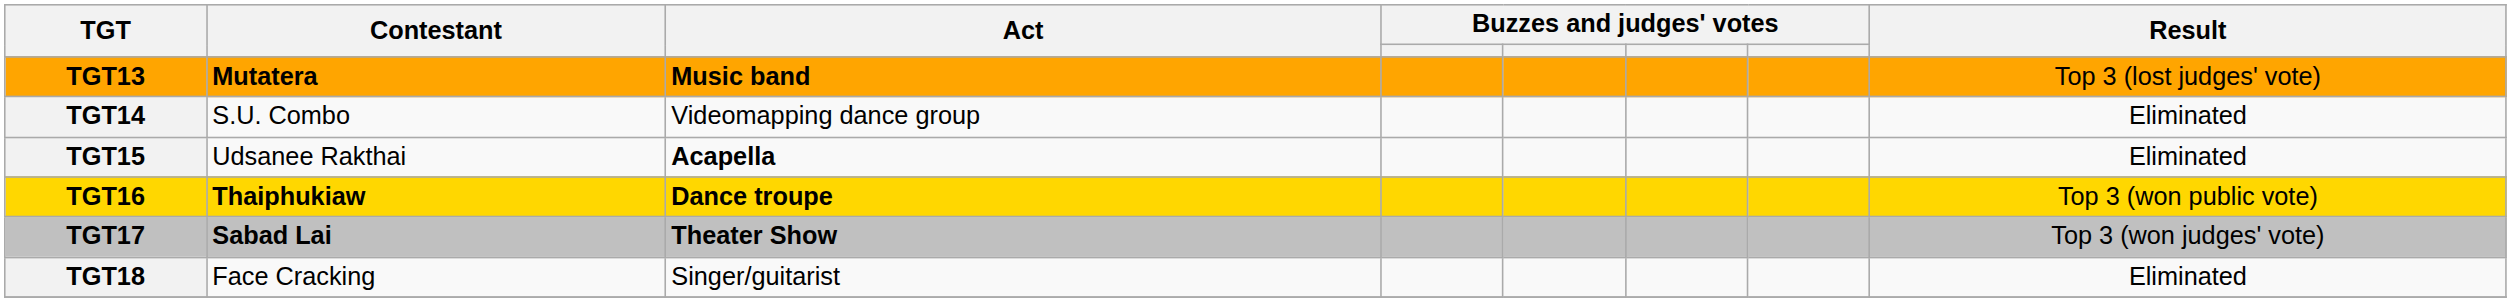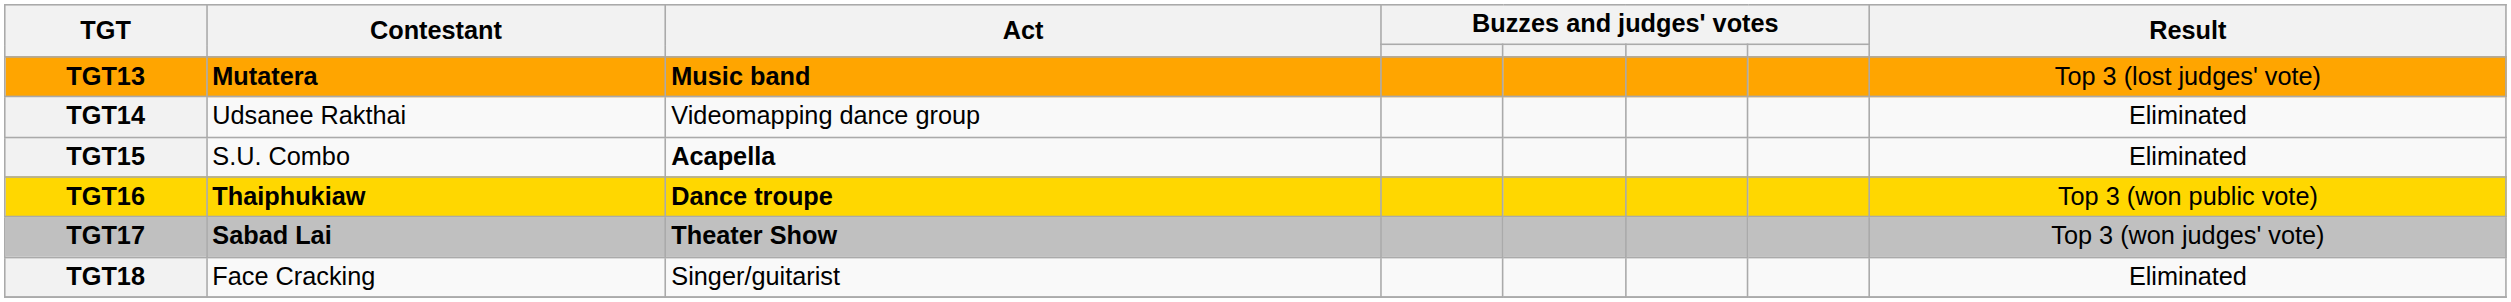(281, 116) S.U. Combo -> (309, 116) Udsanee Rakthai
(309, 156) Udsanee Rakthai -> (281, 156) S.U. Combo
